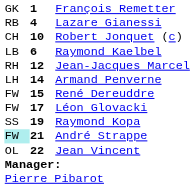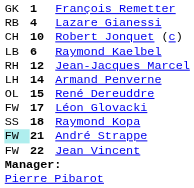(12, 94) FW -> (12, 94) OL
(37, 122) 19 -> (37, 122) 18
(12, 150) OL -> (12, 150) FW
